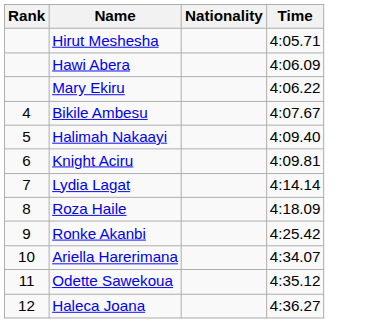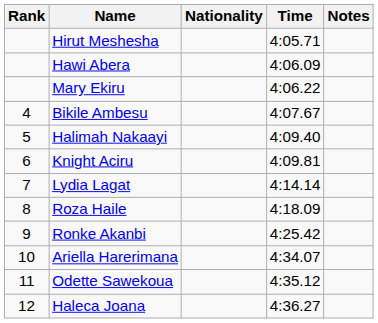+ column: (349, 16)
